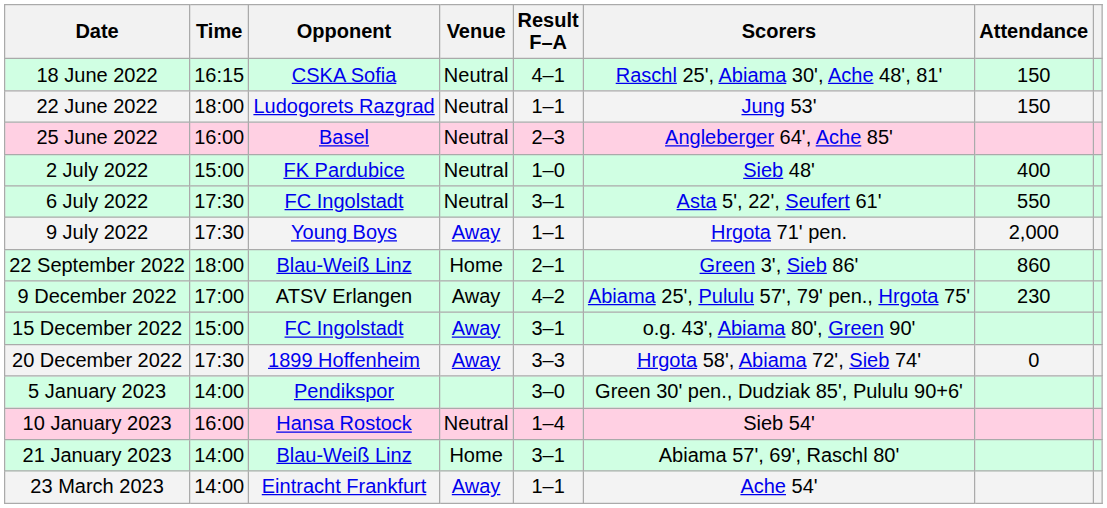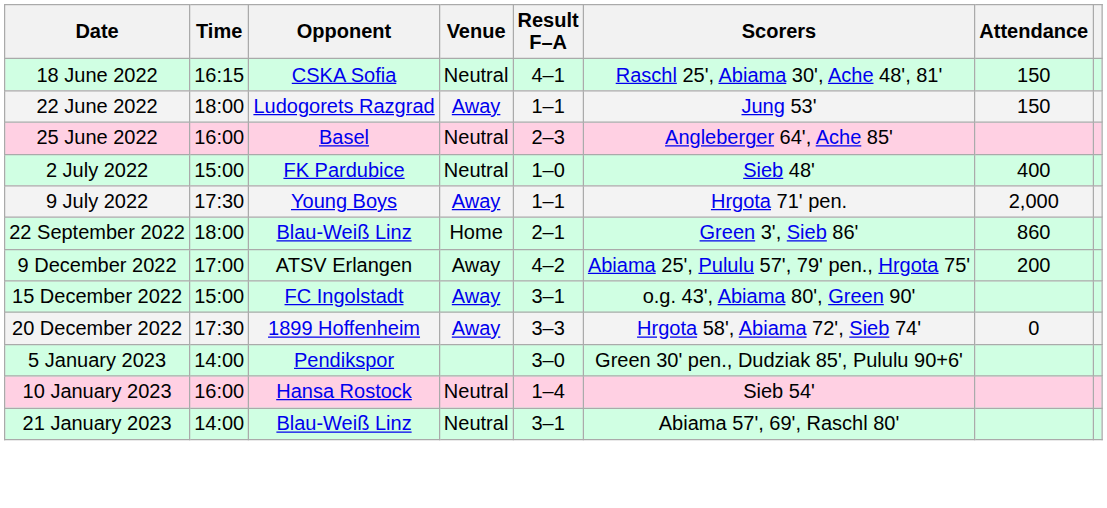(476, 106) Neutral -> (476, 106) Away
- row: (97, 201)
(1034, 296) 230 -> (1034, 264) 200
(476, 455) Home -> (476, 423) Neutral
- row: (97, 486)
